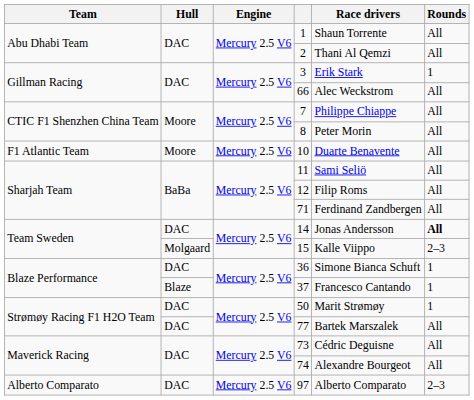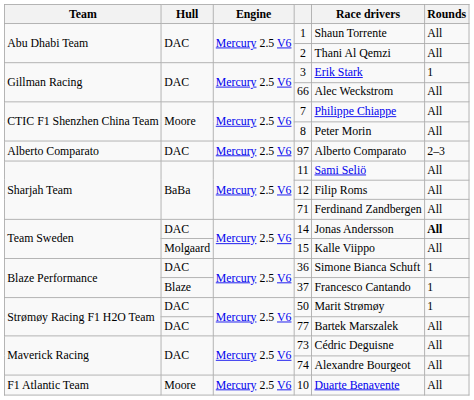rows swapped: (303, 150) <-> (303, 384)
(436, 248) 2–3 -> (435, 248) All
